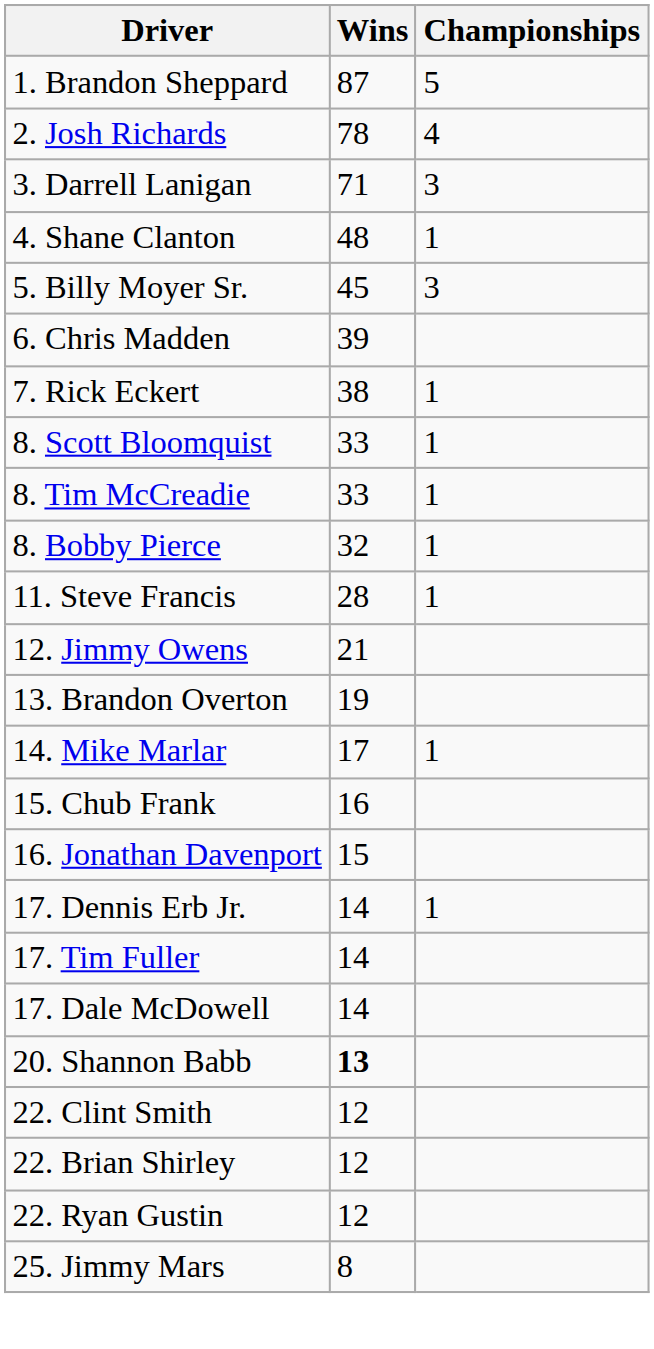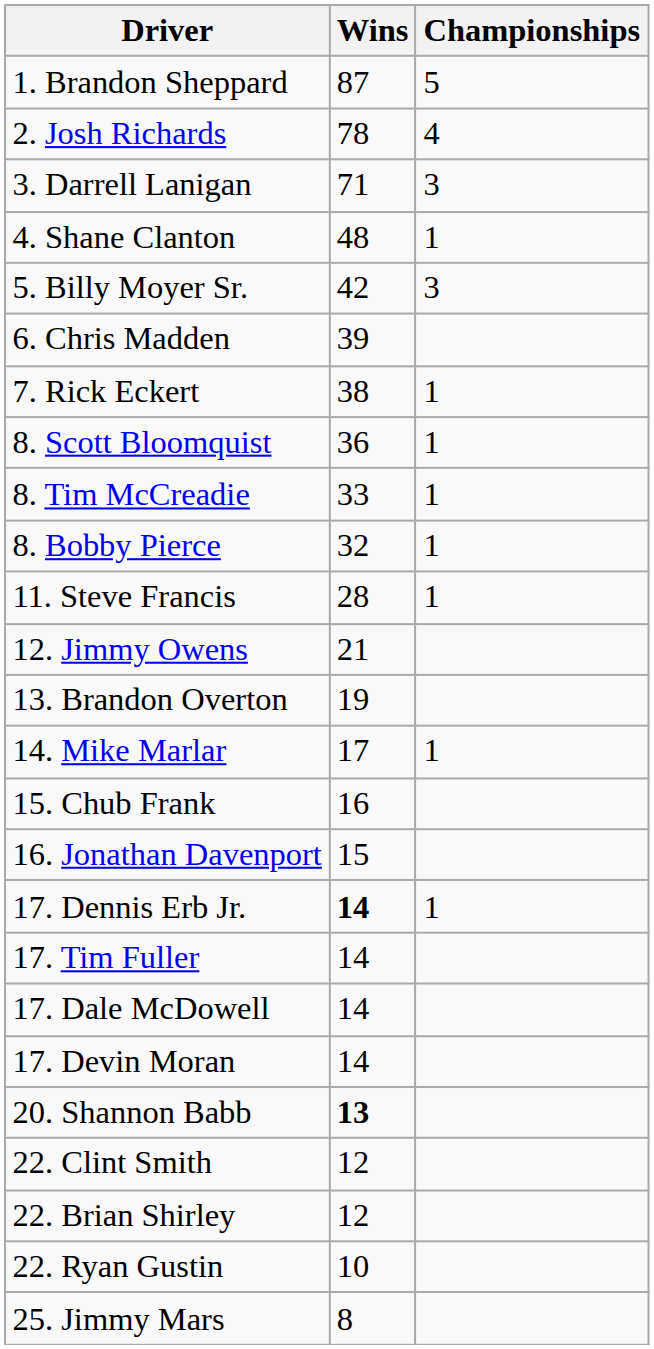(353, 287) 45 -> (353, 287) 42
(353, 442) 33 -> (353, 442) 36
(353, 905) normal -> (353, 905) bold
+ row: (124, 1060)
(353, 1215) 12 -> (353, 1266) 10
